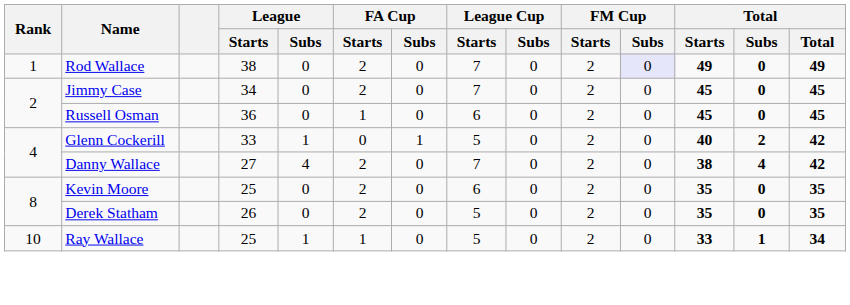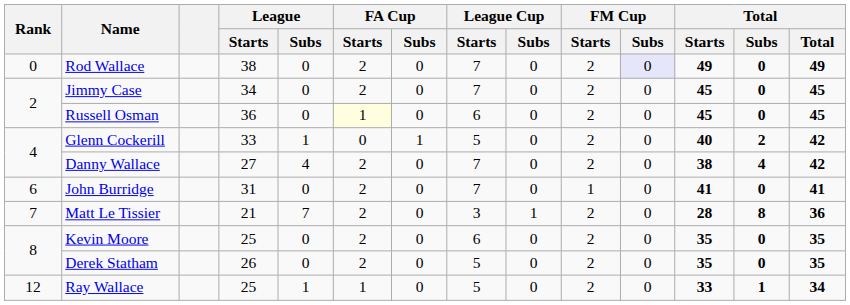(33, 66) 1 -> (33, 66) 0
(363, 115) no background -> (363, 115) lightyellow background
+ row: (109, 189)
+ row: (113, 213)
(33, 238) 10 -> (33, 287) 12
